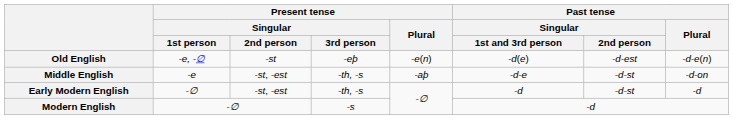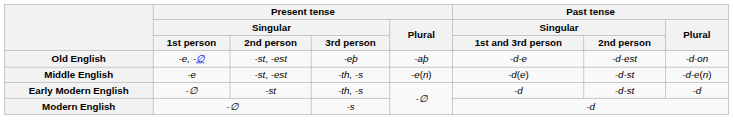(271, 58) -st -> (271, 58) -st, -est
(421, 58) -e(n) -> (421, 58) -aþ
(518, 58) -d(e) -> (518, 58) -d-e
(697, 58) -d-e(n) -> (697, 58) -d-on
(421, 74) -aþ -> (421, 74) -e(n)
(518, 74) -d-e -> (518, 74) -d(e)
(697, 74) -d-on -> (697, 74) -d-e(n)
(271, 90) -st, -est -> (271, 90) -st
